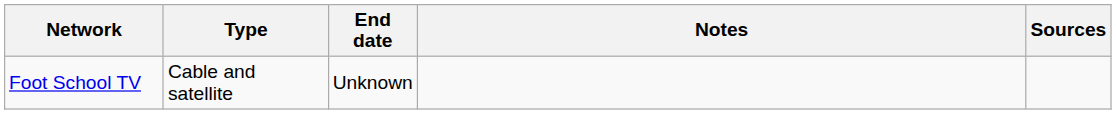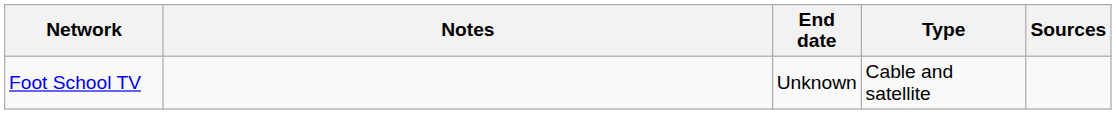columns swapped: (246, 30) <-> (722, 30)
